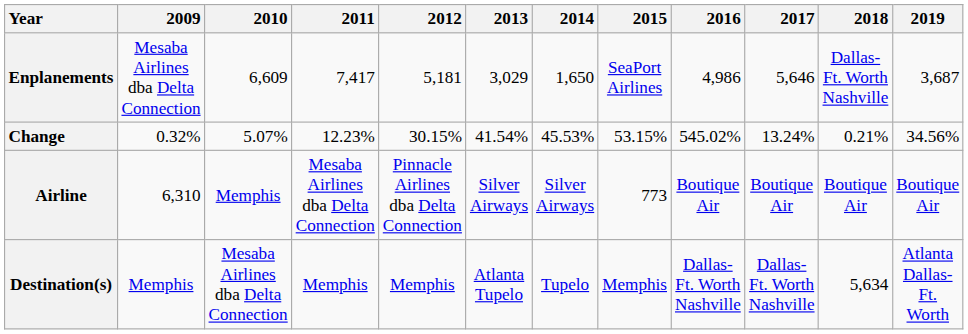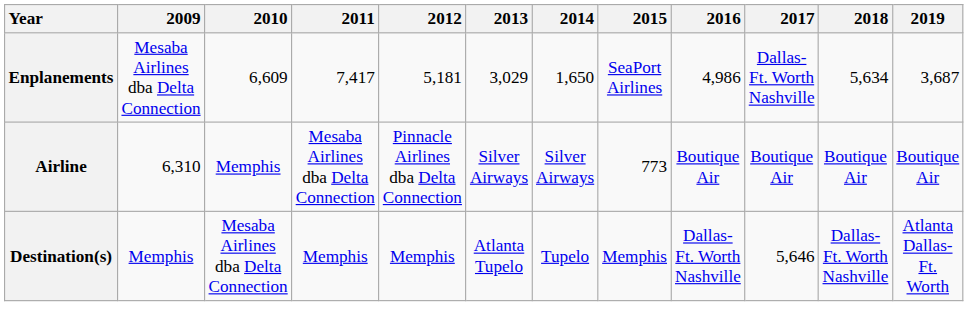(795, 77) 5,646 -> (782, 77) Dallas-Ft. Worth Nashville
(855, 77) Dallas-Ft. Worth Nashville -> (869, 77) 5,634
- row: (37, 136)
(782, 284) Dallas-Ft. Worth Nashville -> (795, 256) 5,646
(869, 284) 5,634 -> (855, 256) Dallas-Ft. Worth Nashville
